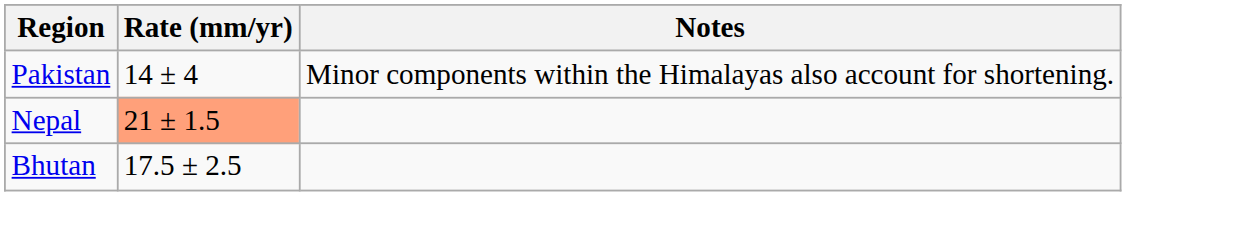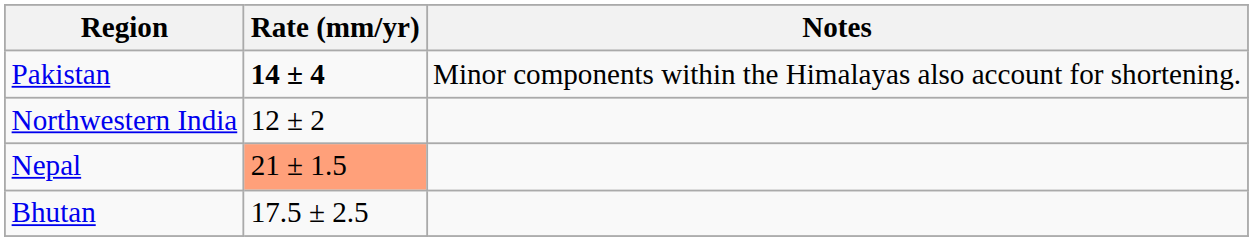(161, 73) normal -> (288, 73) bold
+ row: (124, 119)
